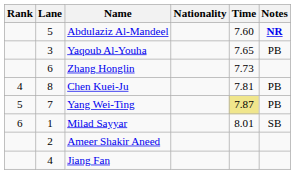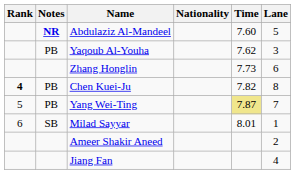columns swapped: (50, 13) <-> (275, 13)
(244, 50) 7.65 -> (246, 50) 7.62
(20, 87) normal -> (20, 87) bold
(244, 87) 7.81 -> (246, 87) 7.82
